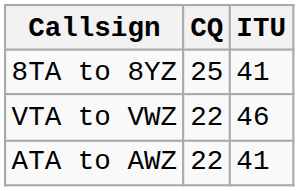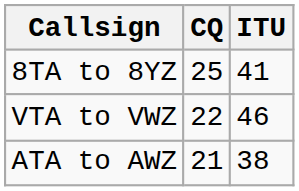(207, 162) 22 -> (207, 162) 21
(253, 162) 41 -> (253, 162) 38
